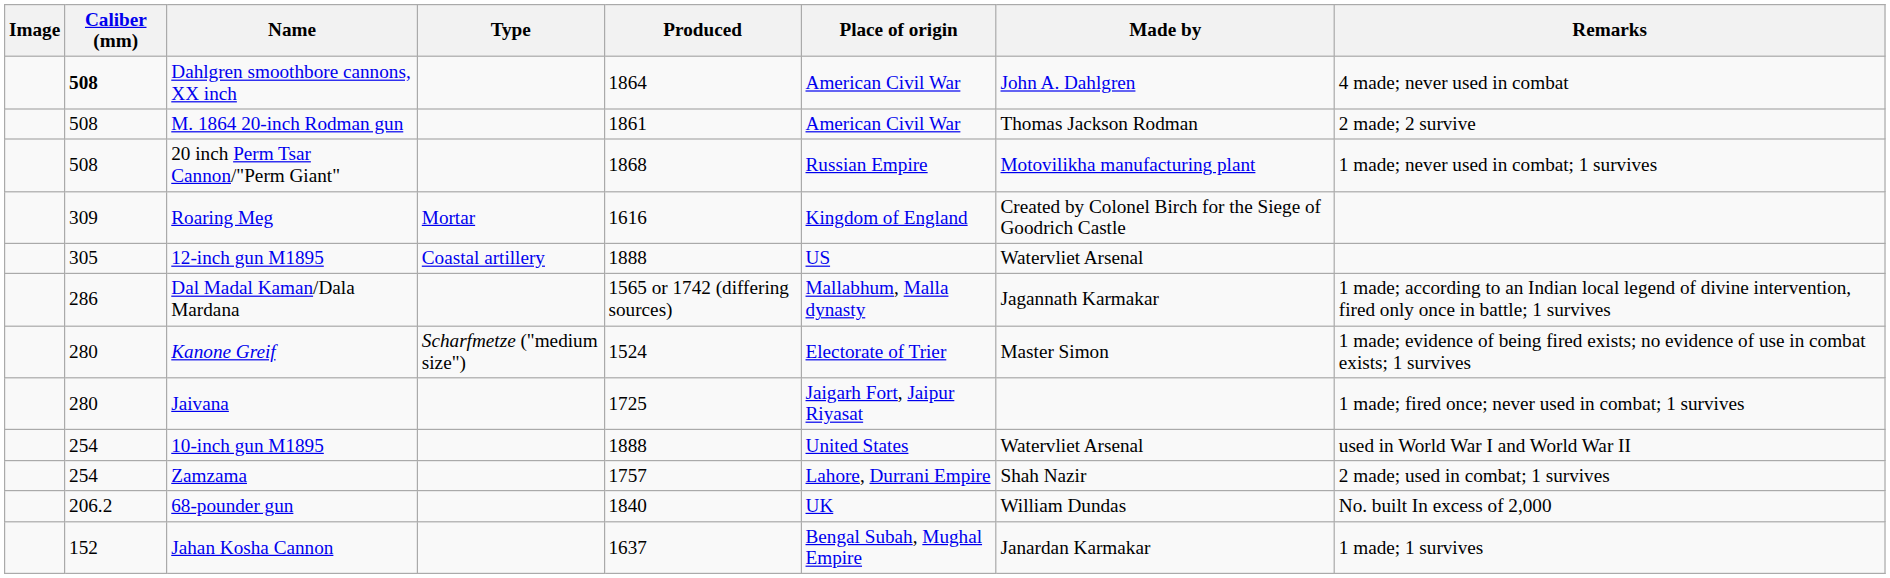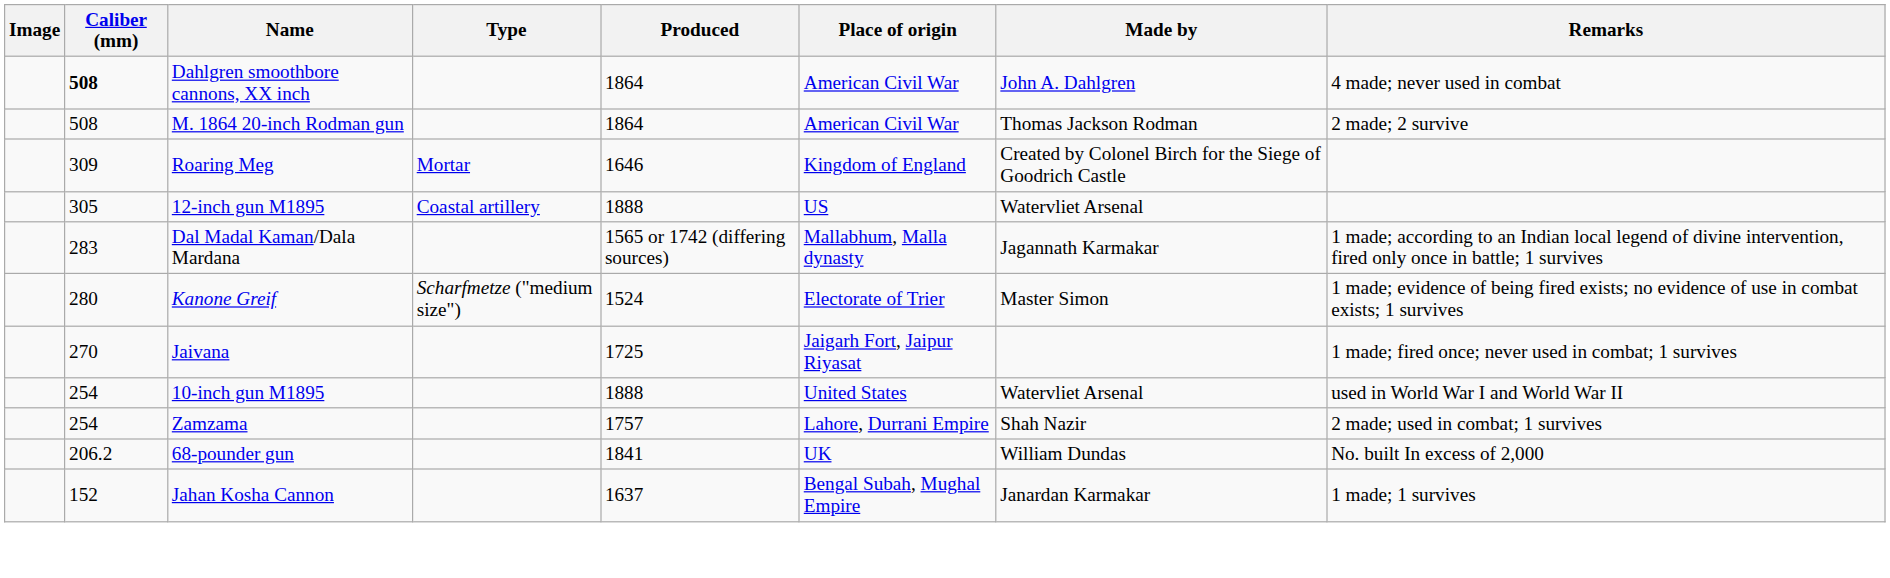(628, 123) 1861 -> (624, 123) 1864
- row: (256, 165)
(628, 217) 1616 -> (624, 165) 1646
(83, 299) 286 -> (83, 247) 283
(83, 403) 280 -> (83, 351) 270
(628, 505) 1840 -> (624, 453) 1841
